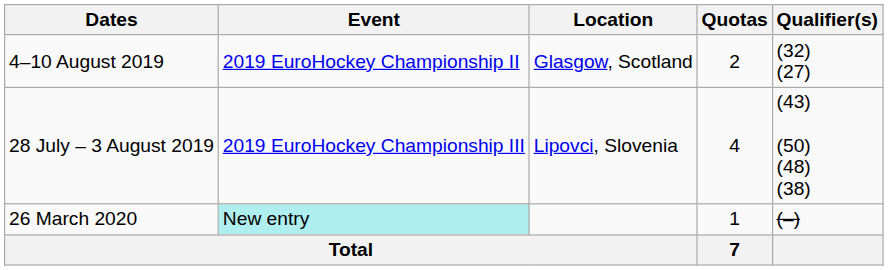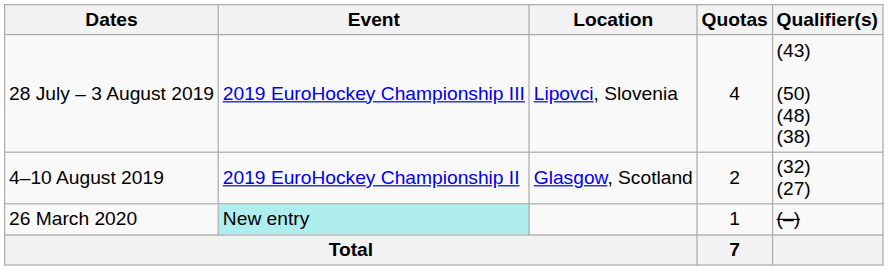rows swapped: (86, 60) <-> (112, 145)
